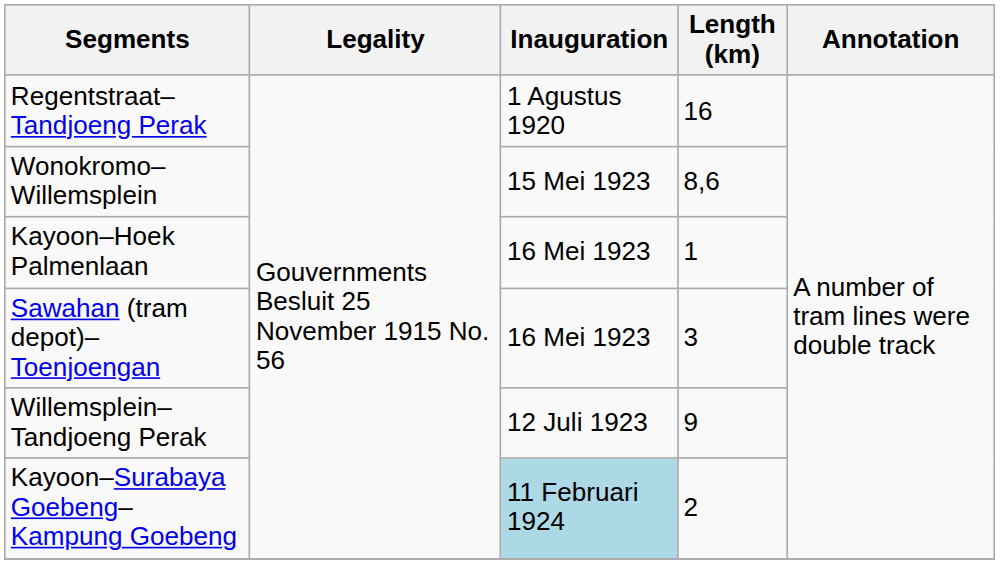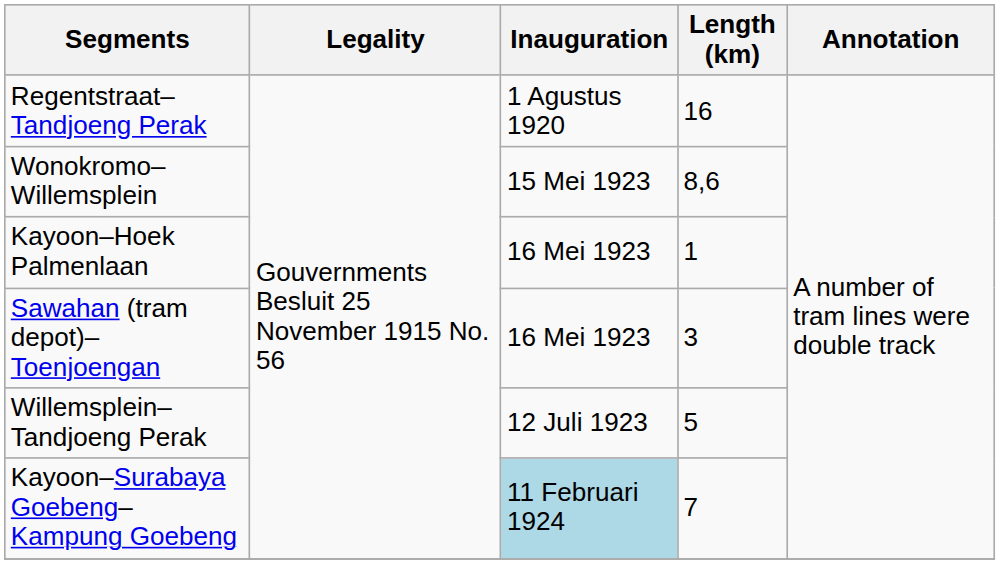(691, 422) 9 -> (691, 422) 5
(691, 508) 2 -> (691, 508) 7
